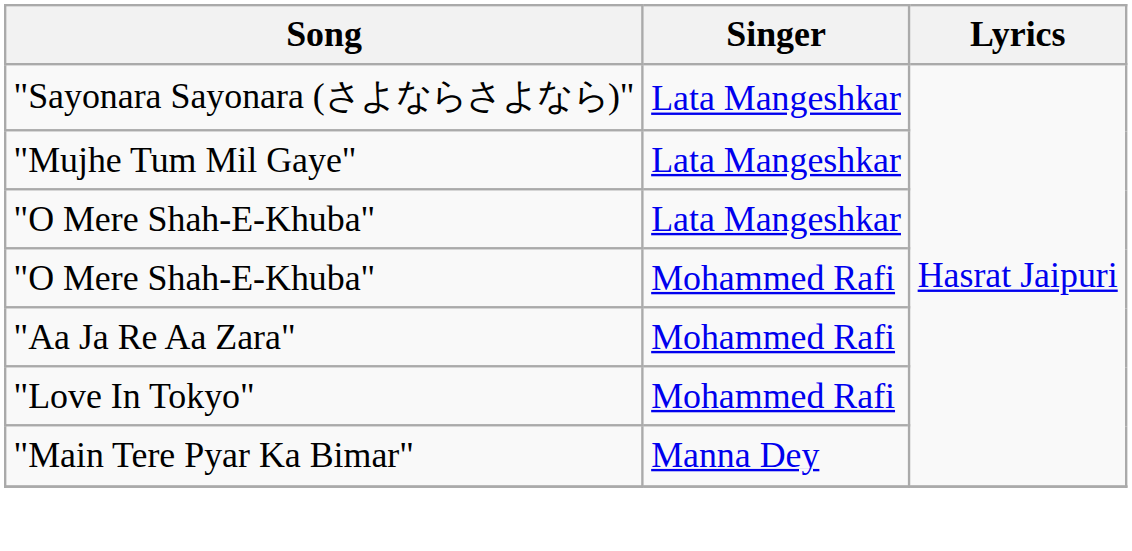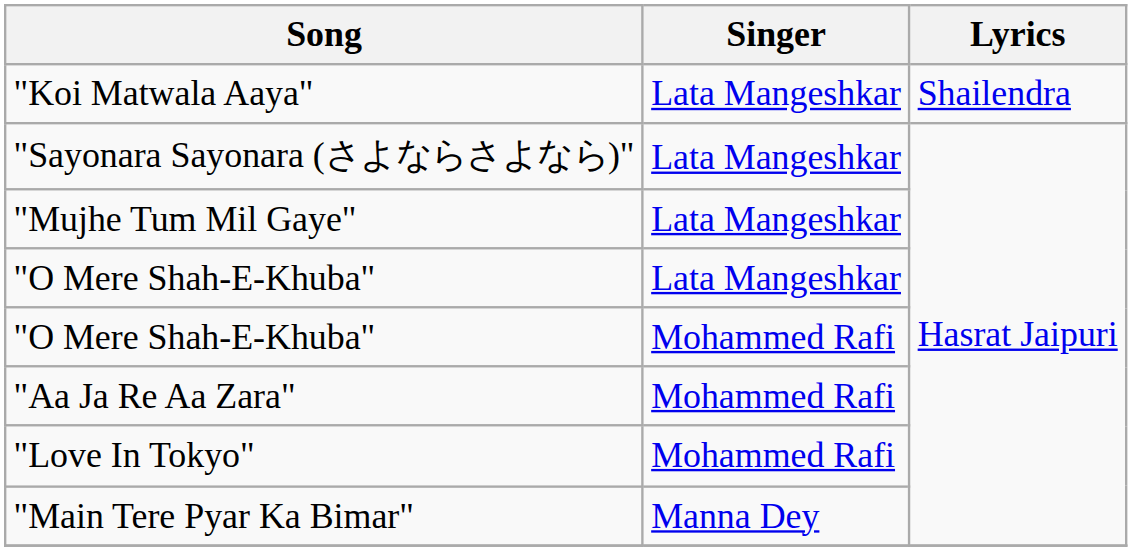+ row: (164, 93)
